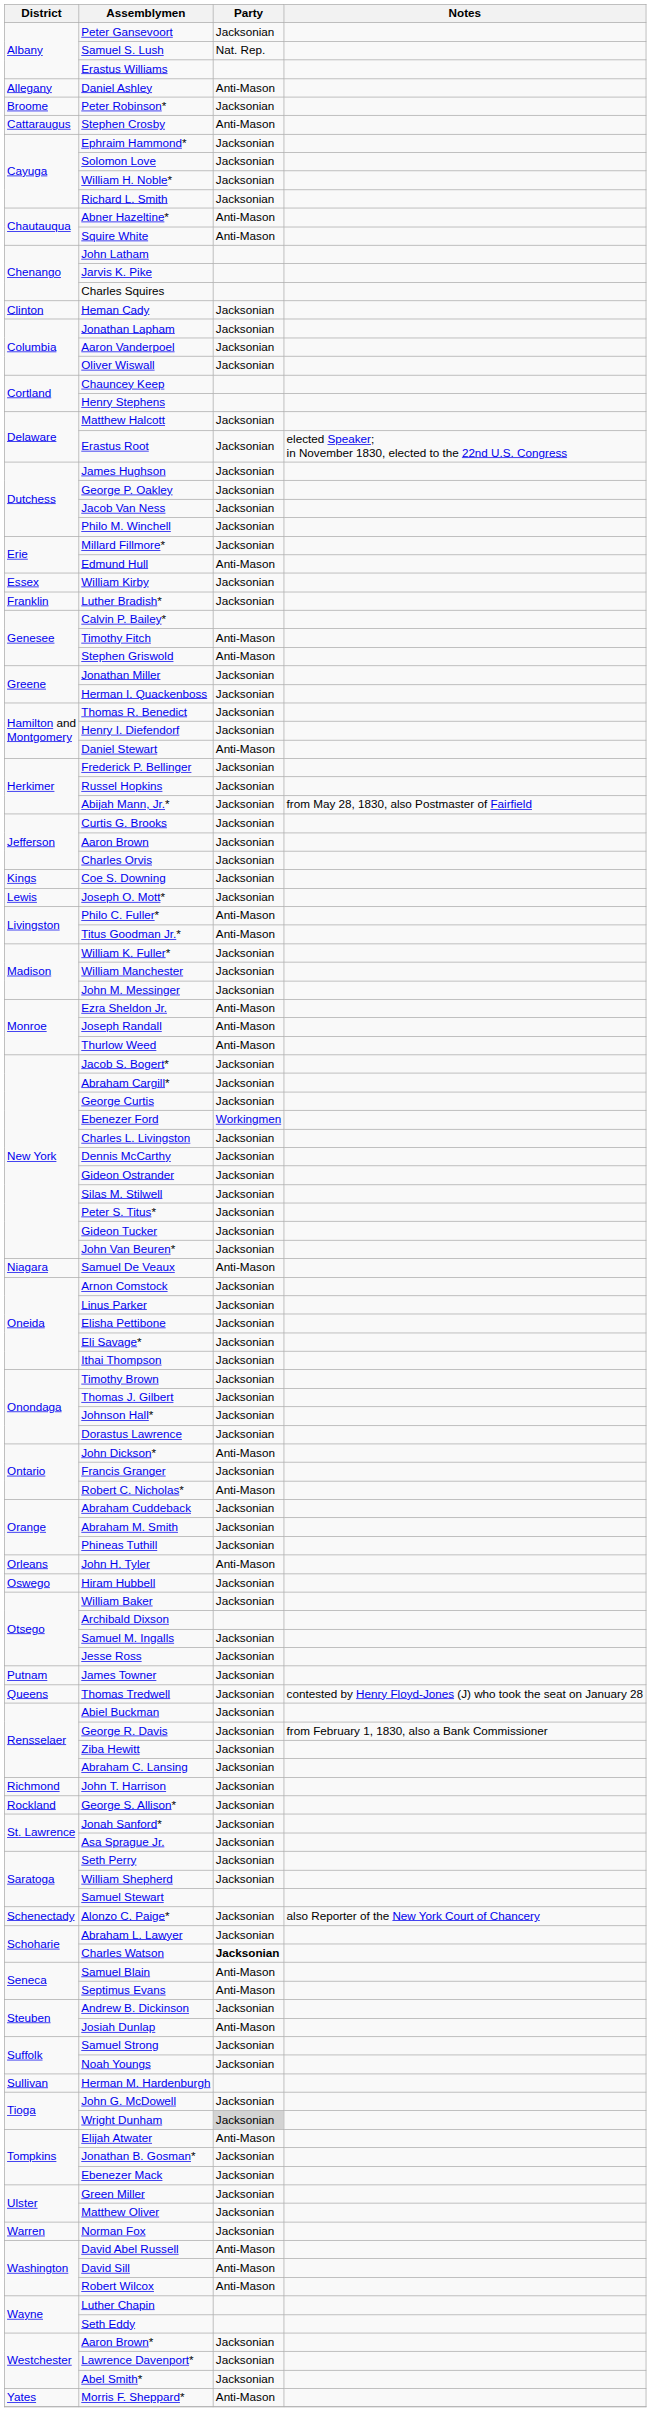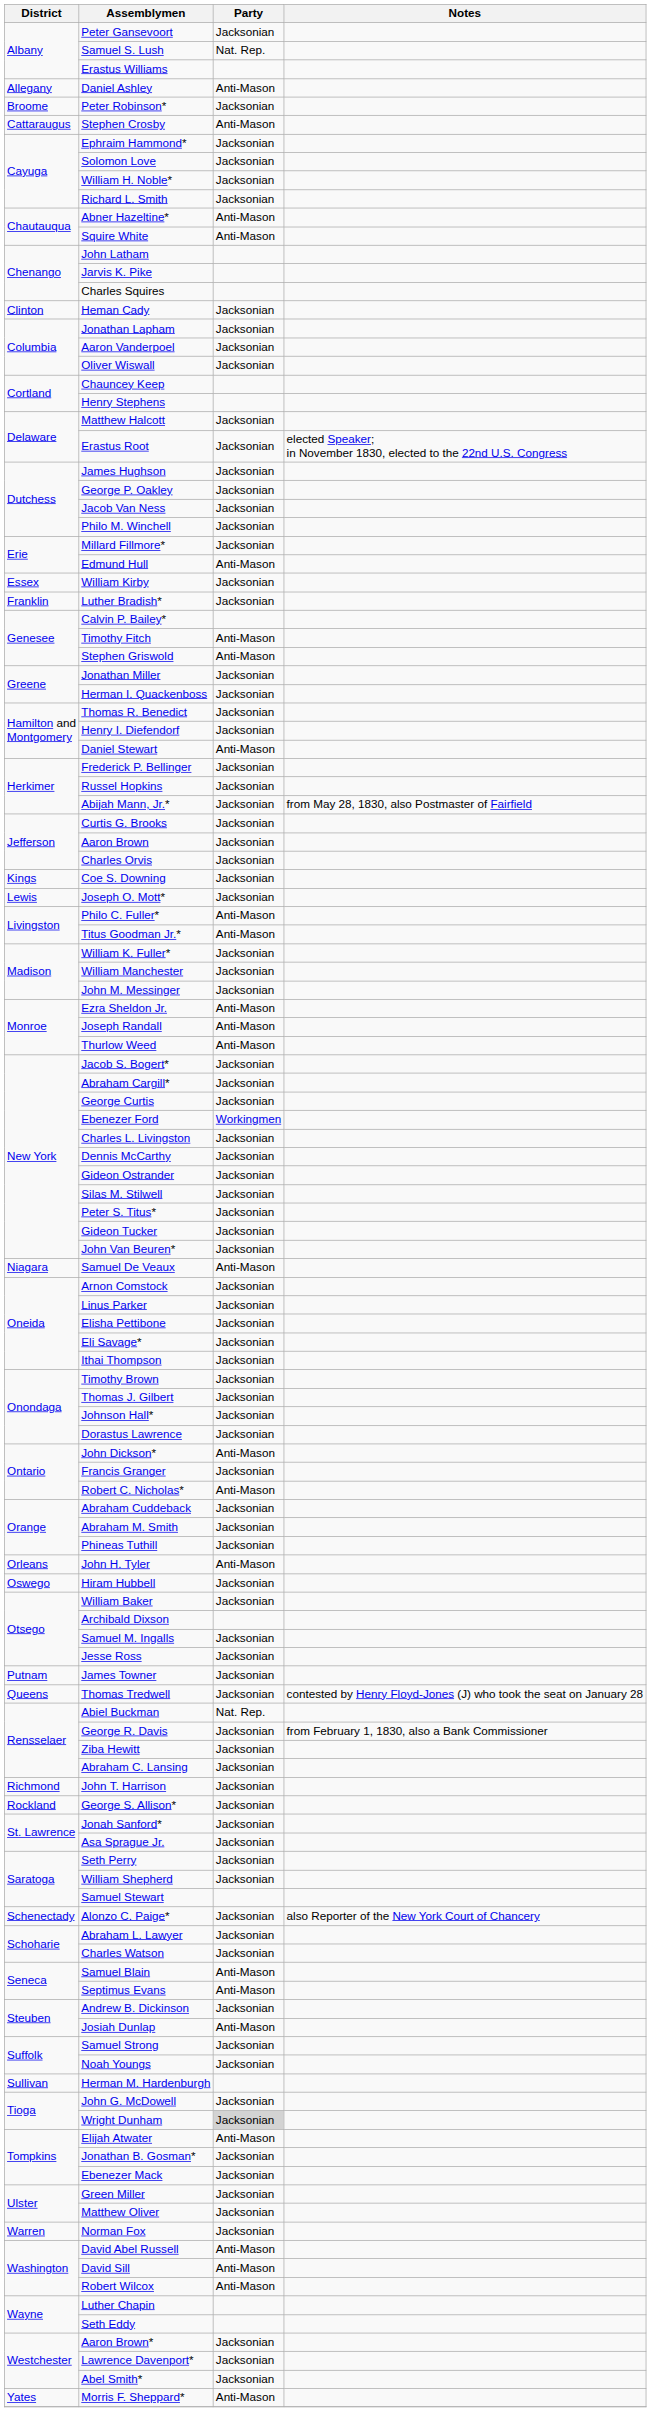(245, 1712) Jacksonian -> (241, 1712) Nat. Rep.
(248, 1953) bold -> (245, 1953) normal
